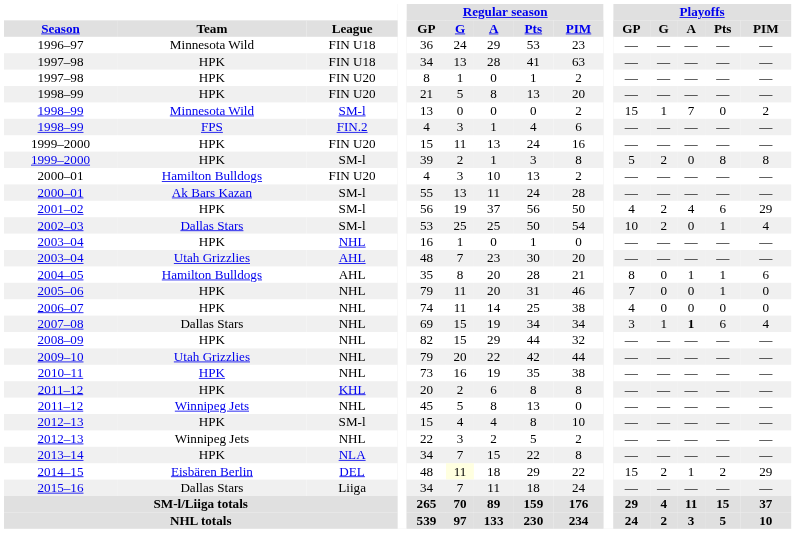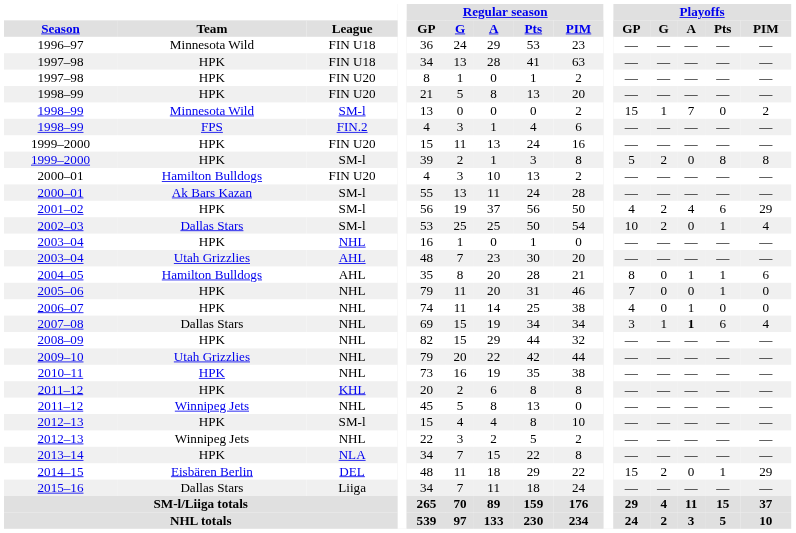(691, 307) 0 -> (691, 307) 1
(460, 471) lightyellow background -> (460, 471) no background
(691, 471) 1 -> (691, 471) 0
(723, 471) 2 -> (723, 471) 1
